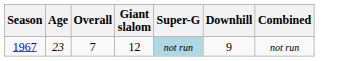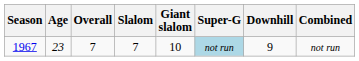+ column: (135, 20)
(134, 46) 12 -> (175, 46) 10
